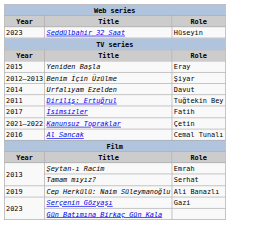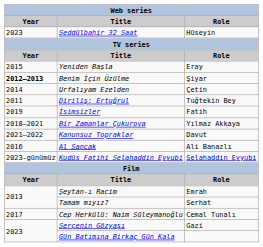(25, 78) normal -> (25, 78) bold
(184, 90) Davut -> (197, 90) Çetin
(14, 112) 2017 -> (14, 112) 2019
+ row: (102, 124)
(184, 124) Çetin -> (197, 135) Davut
(199, 135) Cemal Tunalı -> (209, 146) Ali Banazlı
+ row: (121, 158)
(14, 192) 2019 -> (14, 214) 2017
(197, 192) Ali Banazlı -> (211, 214) Cemal Tunalı
